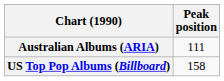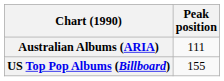(196, 66) 158 -> (196, 66) 155
